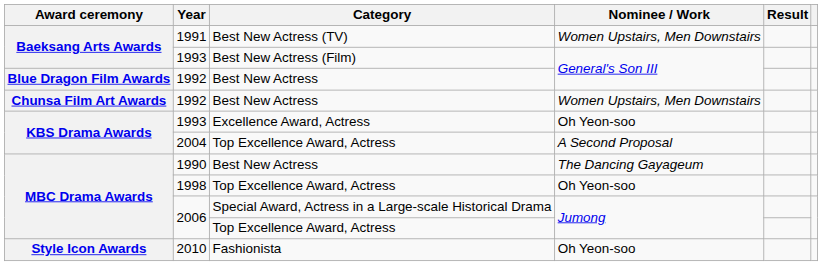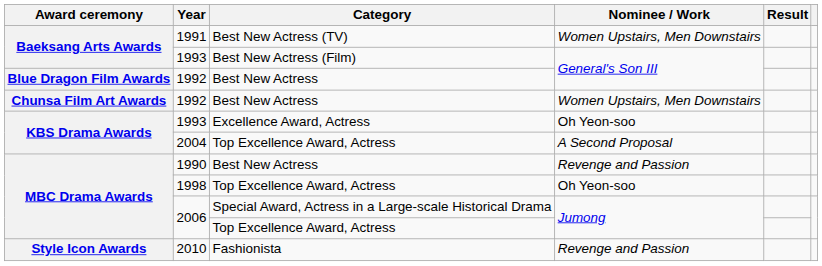(631, 164) The Dancing Gayageum -> (623, 164) Revenge and Passion
(597, 249) Oh Yeon-soo -> (623, 249) Revenge and Passion
